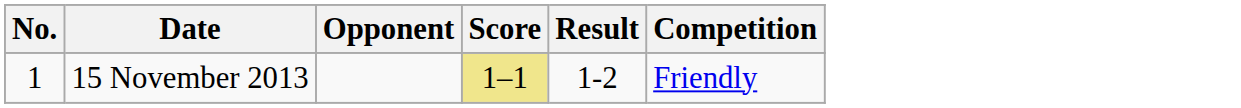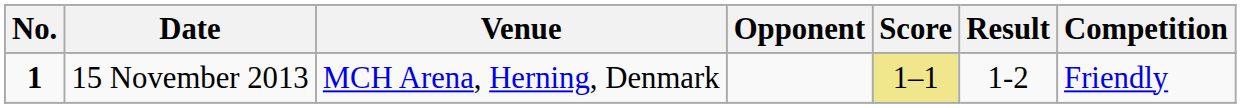+ column: (521, 28)
(35, 77) normal -> (35, 77) bold
